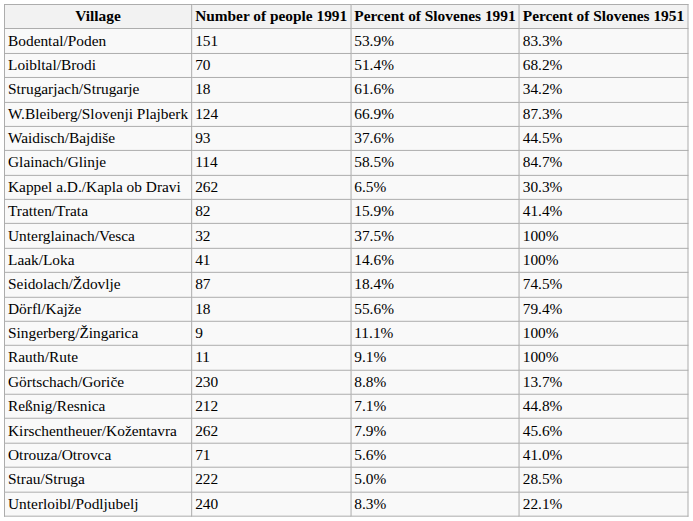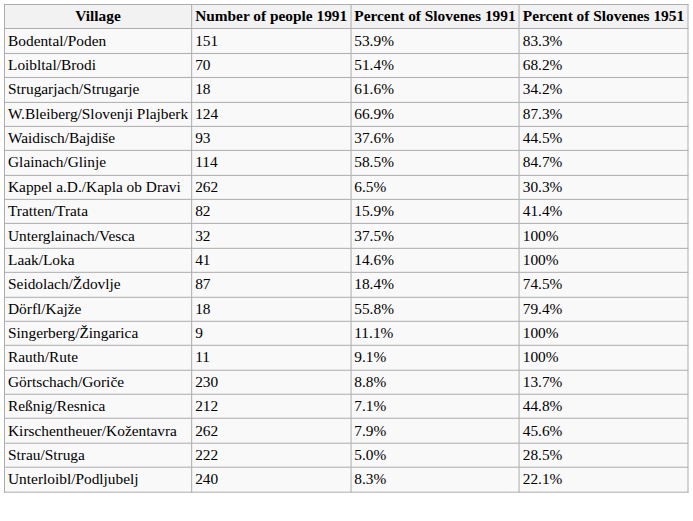(374, 308) 55.6% -> (374, 308) 55.8%
- row: (60, 455)
